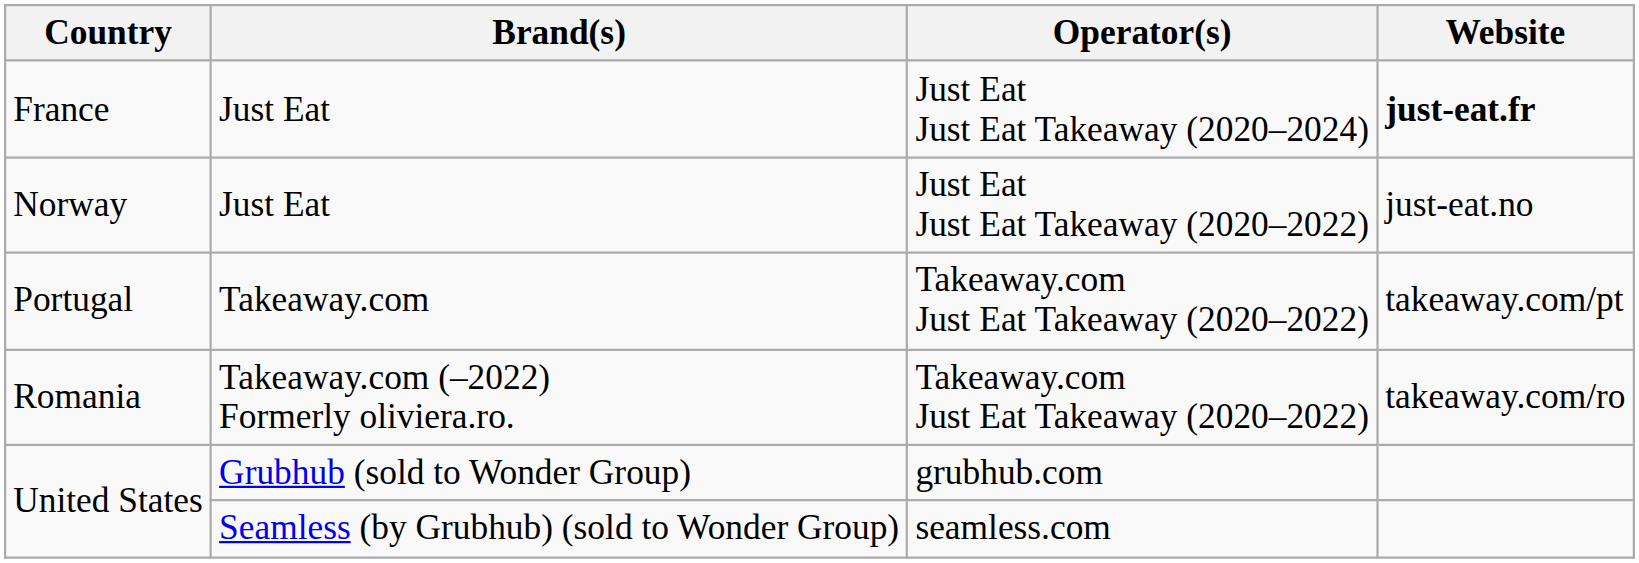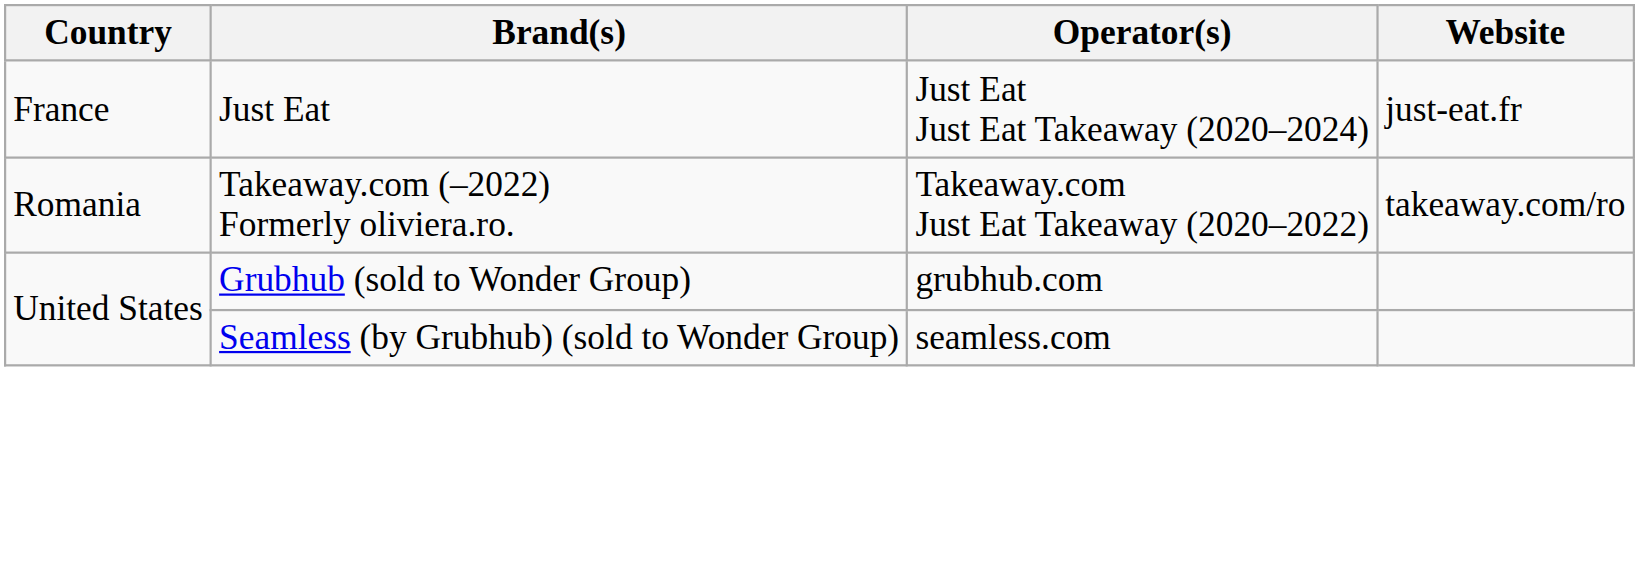(1460, 108) bold -> (1453, 108) normal
- row: (70, 204)
- row: (73, 300)
